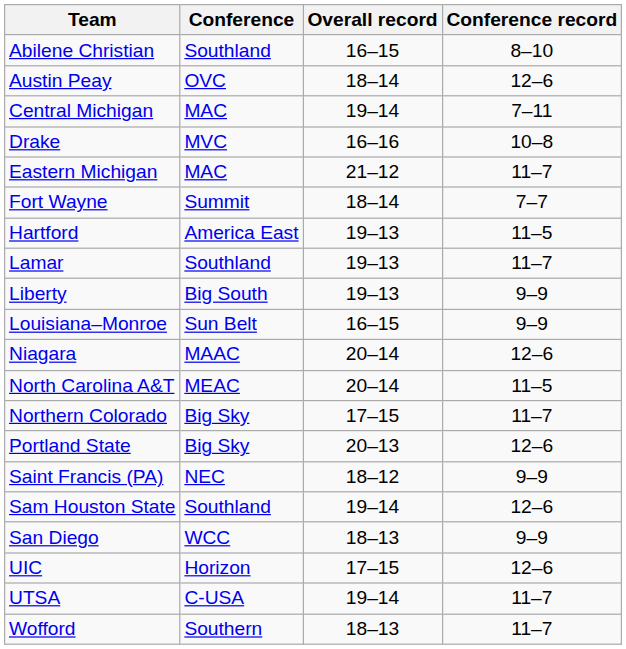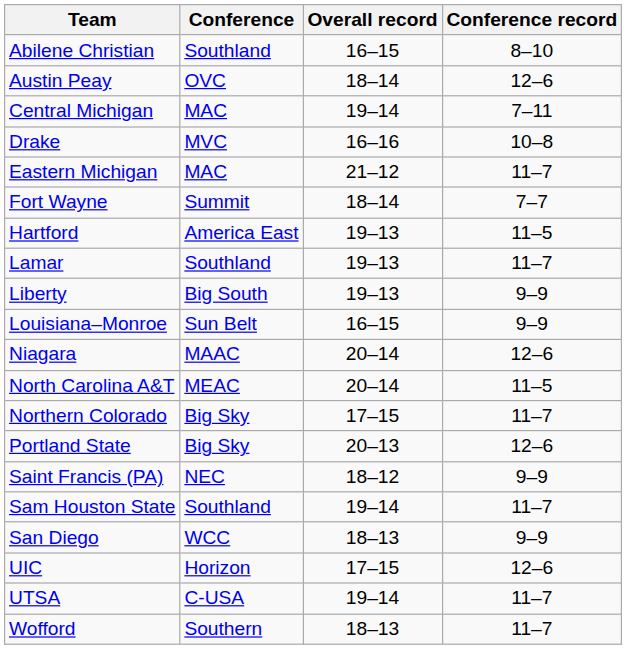(532, 506) 12–6 -> (532, 506) 11–7
